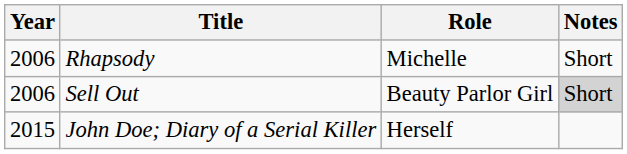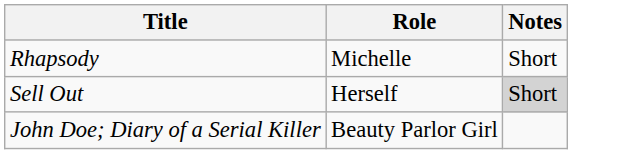- column: (32, 22)
(470, 93) Beauty Parlor Girl -> (364, 93) Herself
(420, 129) Herself -> (414, 129) Beauty Parlor Girl
